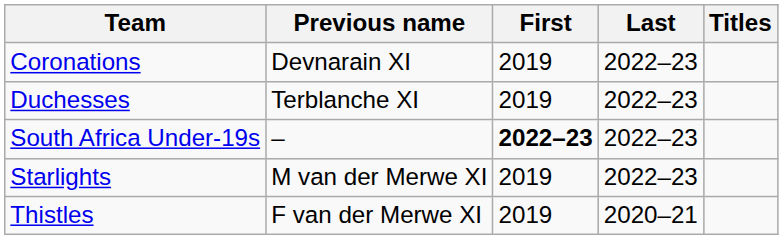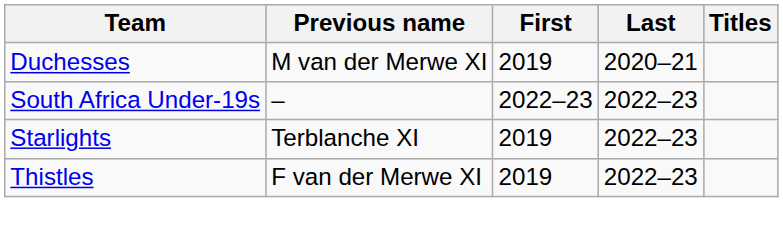- row: (75, 61)
(345, 100) Terblanche XI -> (379, 61) M van der Merwe XI
(651, 100) 2022–23 -> (651, 61) 2020–21
(546, 138) bold -> (546, 100) normal
(379, 176) M van der Merwe XI -> (345, 138) Terblanche XI
(651, 215) 2020–21 -> (651, 176) 2022–23
